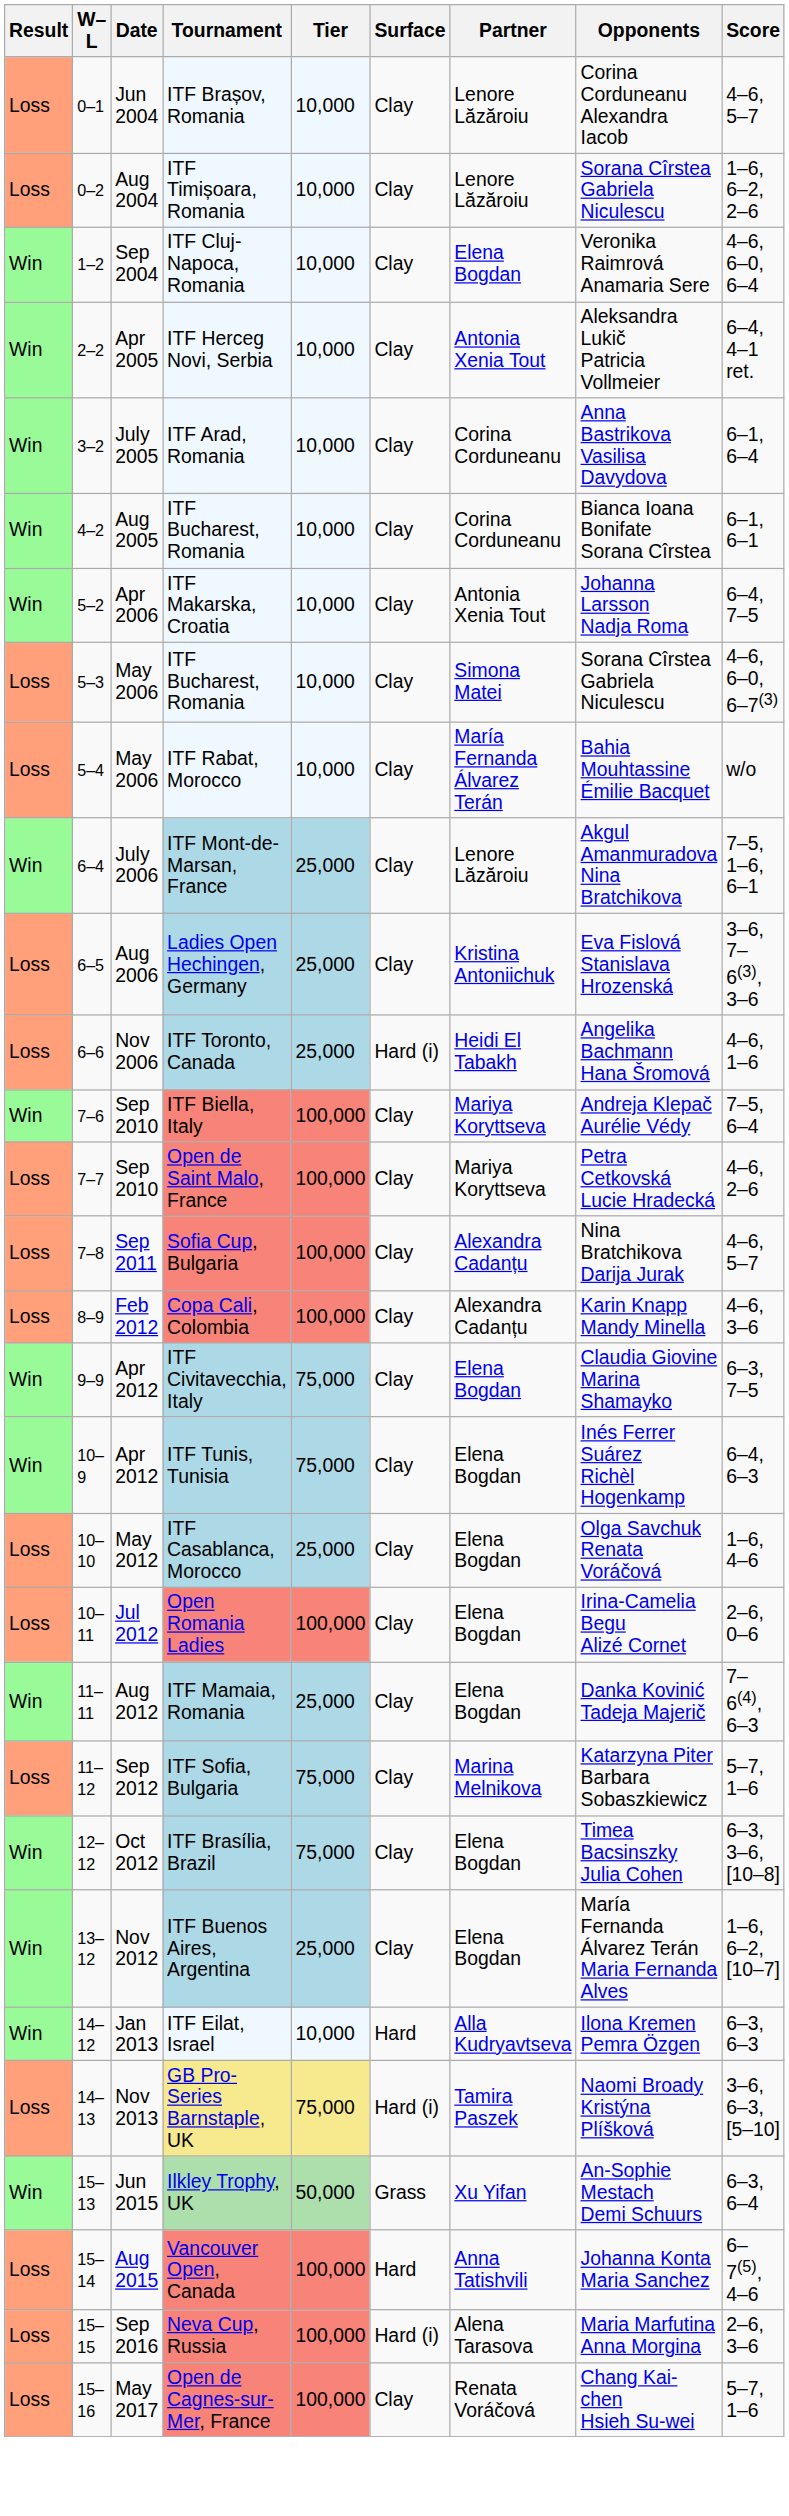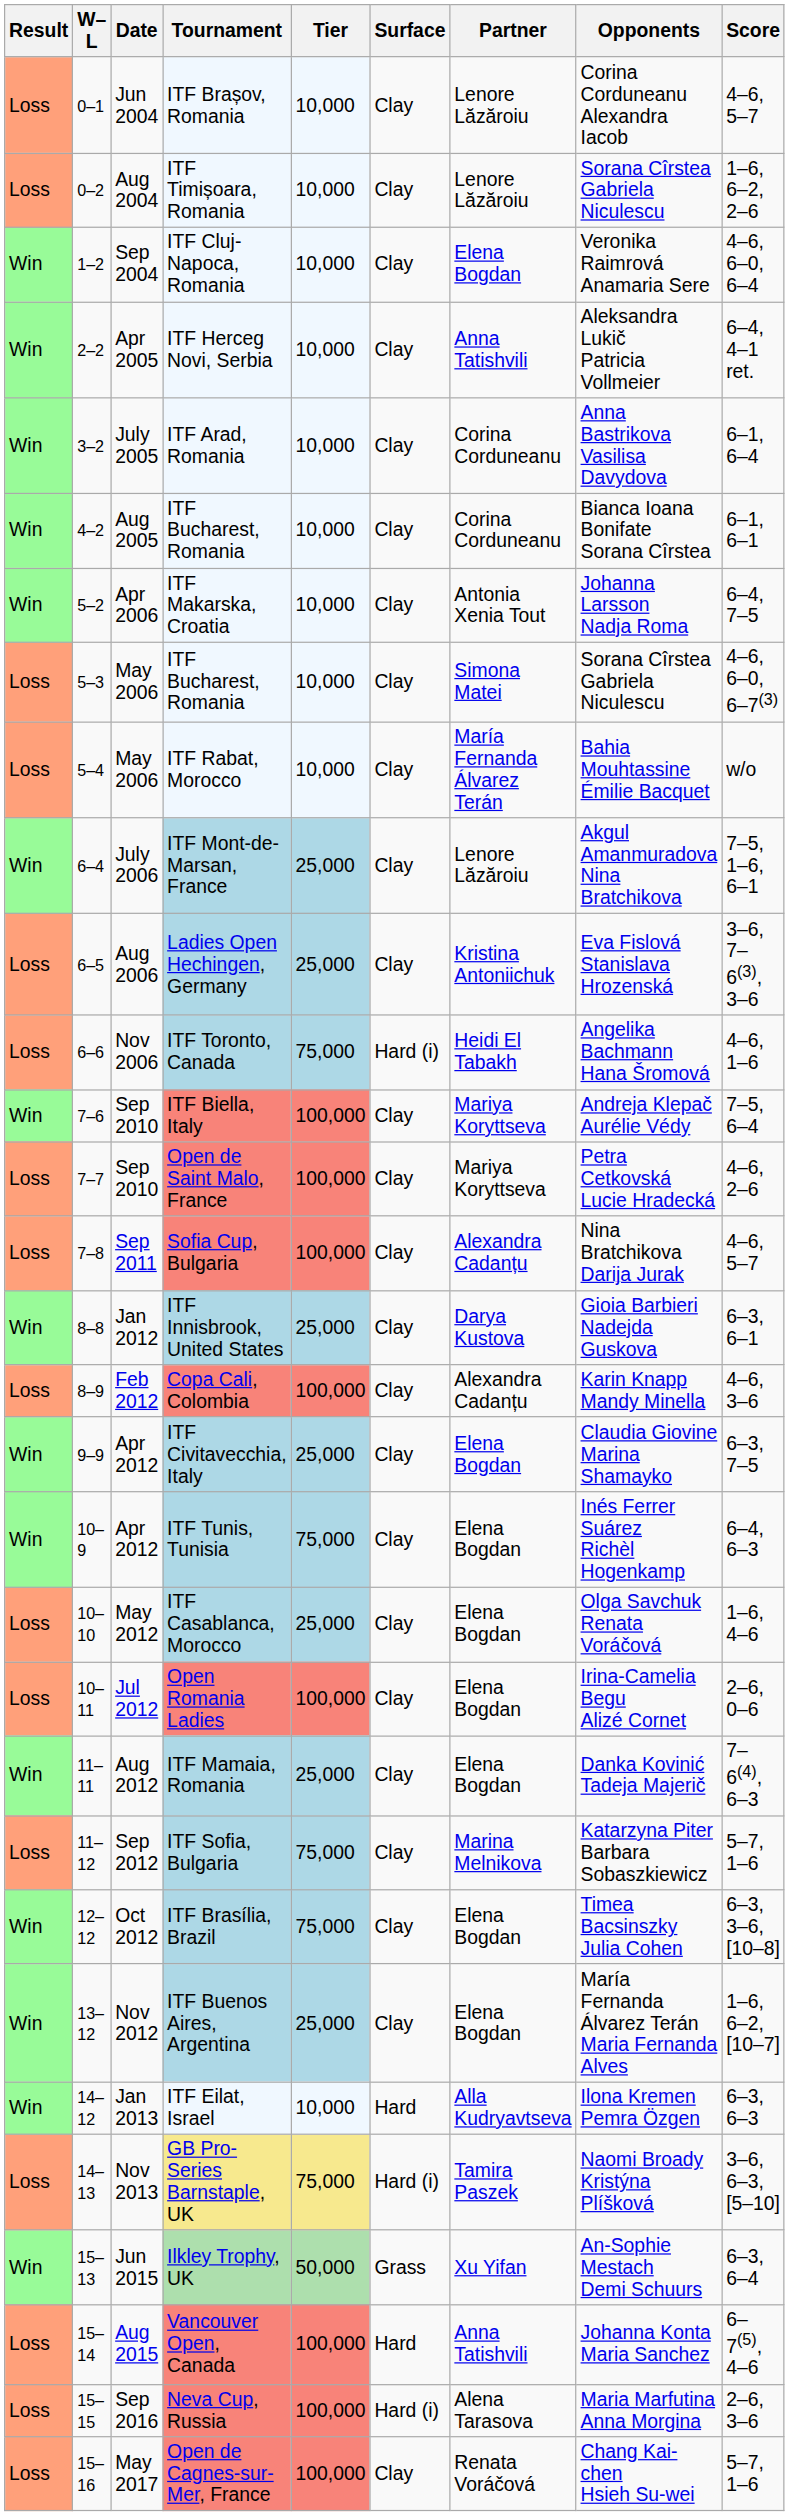(500, 349) Antonia Xenia Tout -> (491, 349) Anna Tatishvili
(325, 1052) 25,000 -> (325, 1052) 75,000
+ row: (137, 1327)
(325, 1379) 75,000 -> (325, 1454) 25,000
